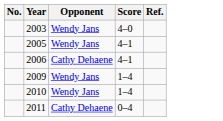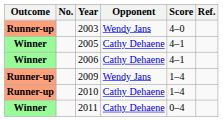+ column: (30, 12)
(75, 44) Wendy Jans -> (134, 44) Cathy Dehaene
(75, 92) Wendy Jans -> (134, 92) Cathy Dehaene
